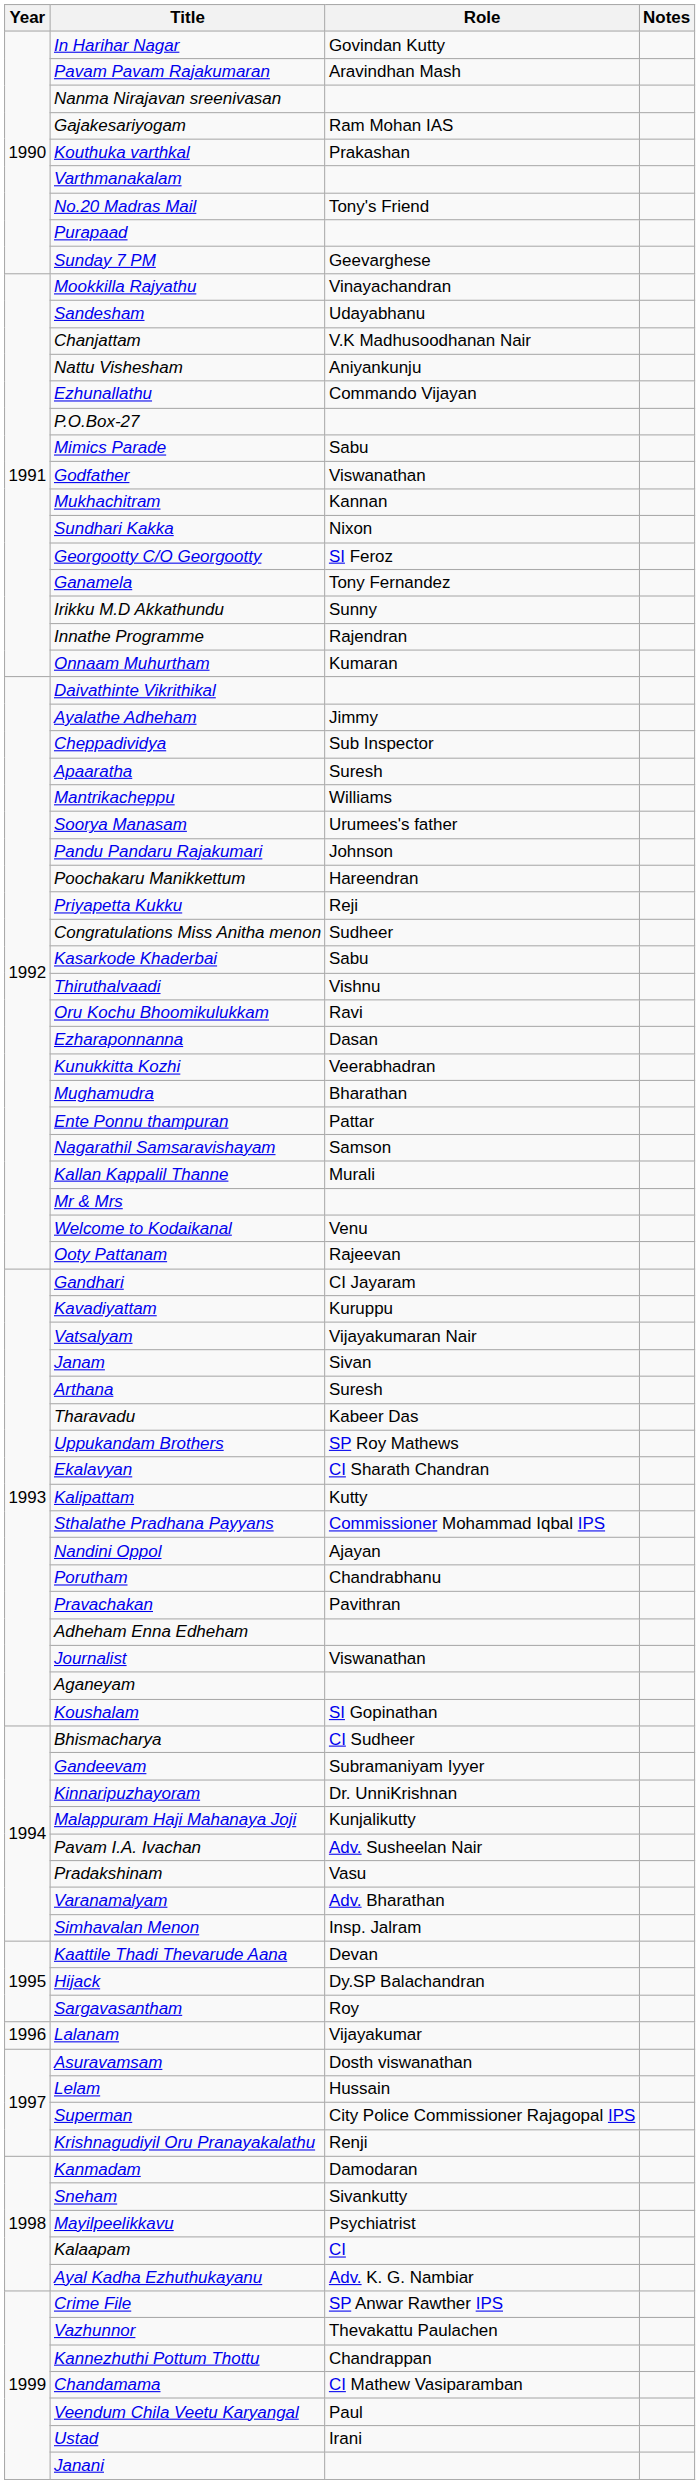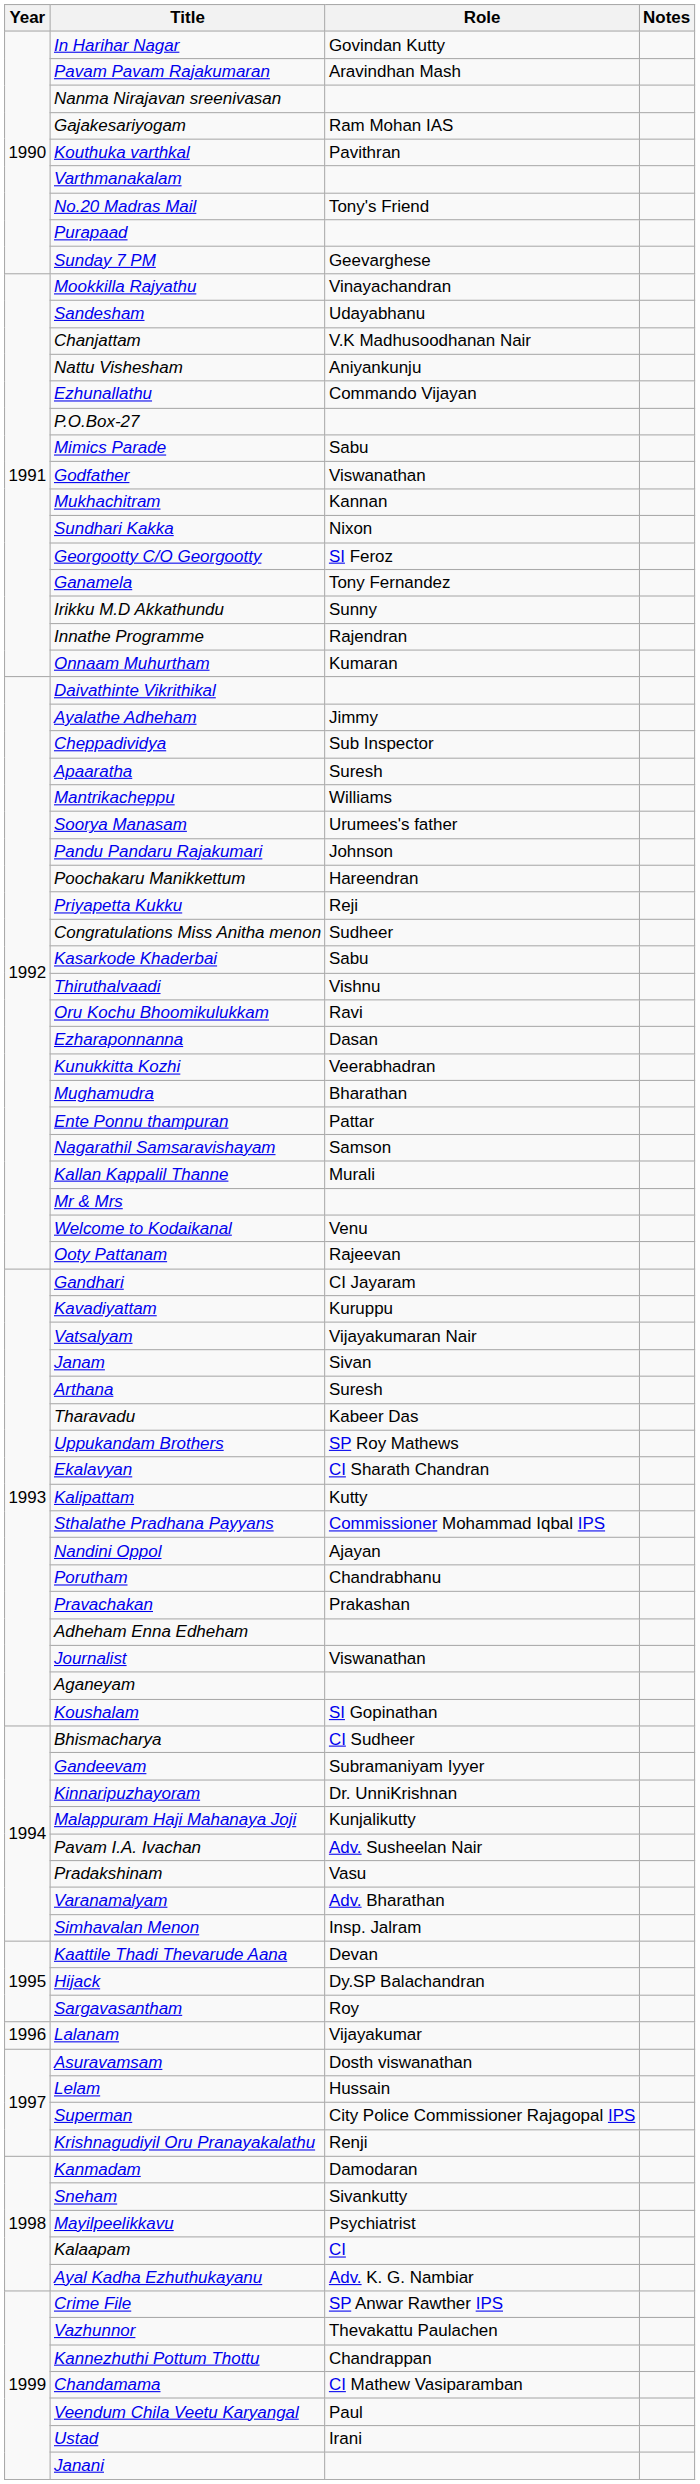(369, 152) Prakashan -> (365, 152) Pavithran
(365, 1604) Pavithran -> (369, 1604) Prakashan
